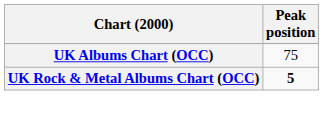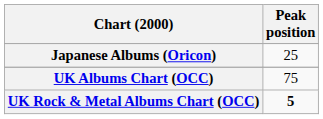+ row: (134, 55)
